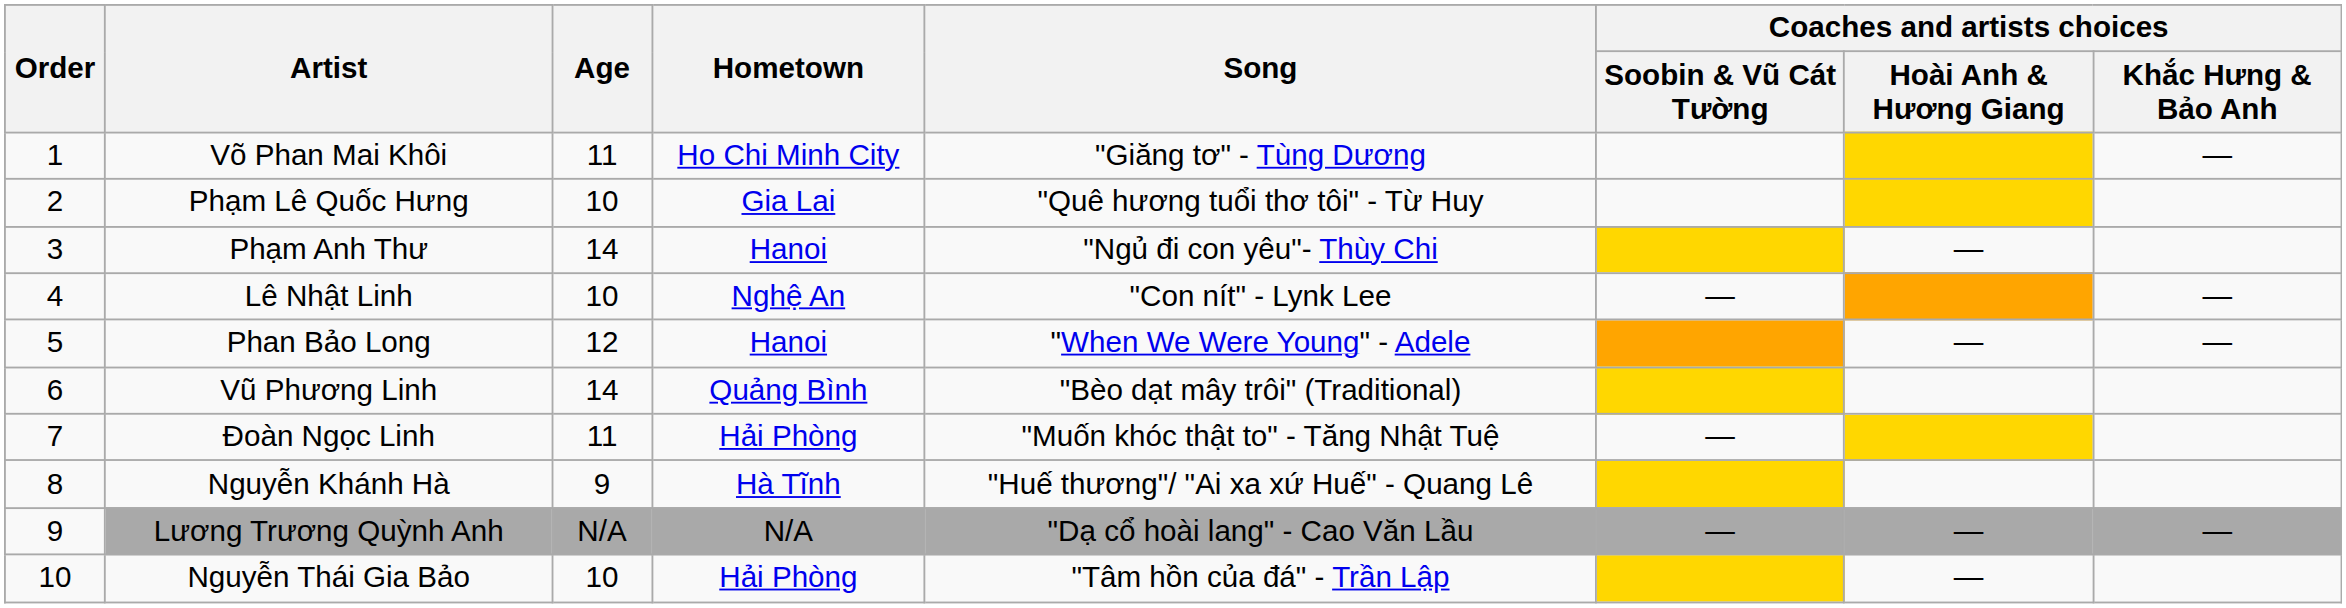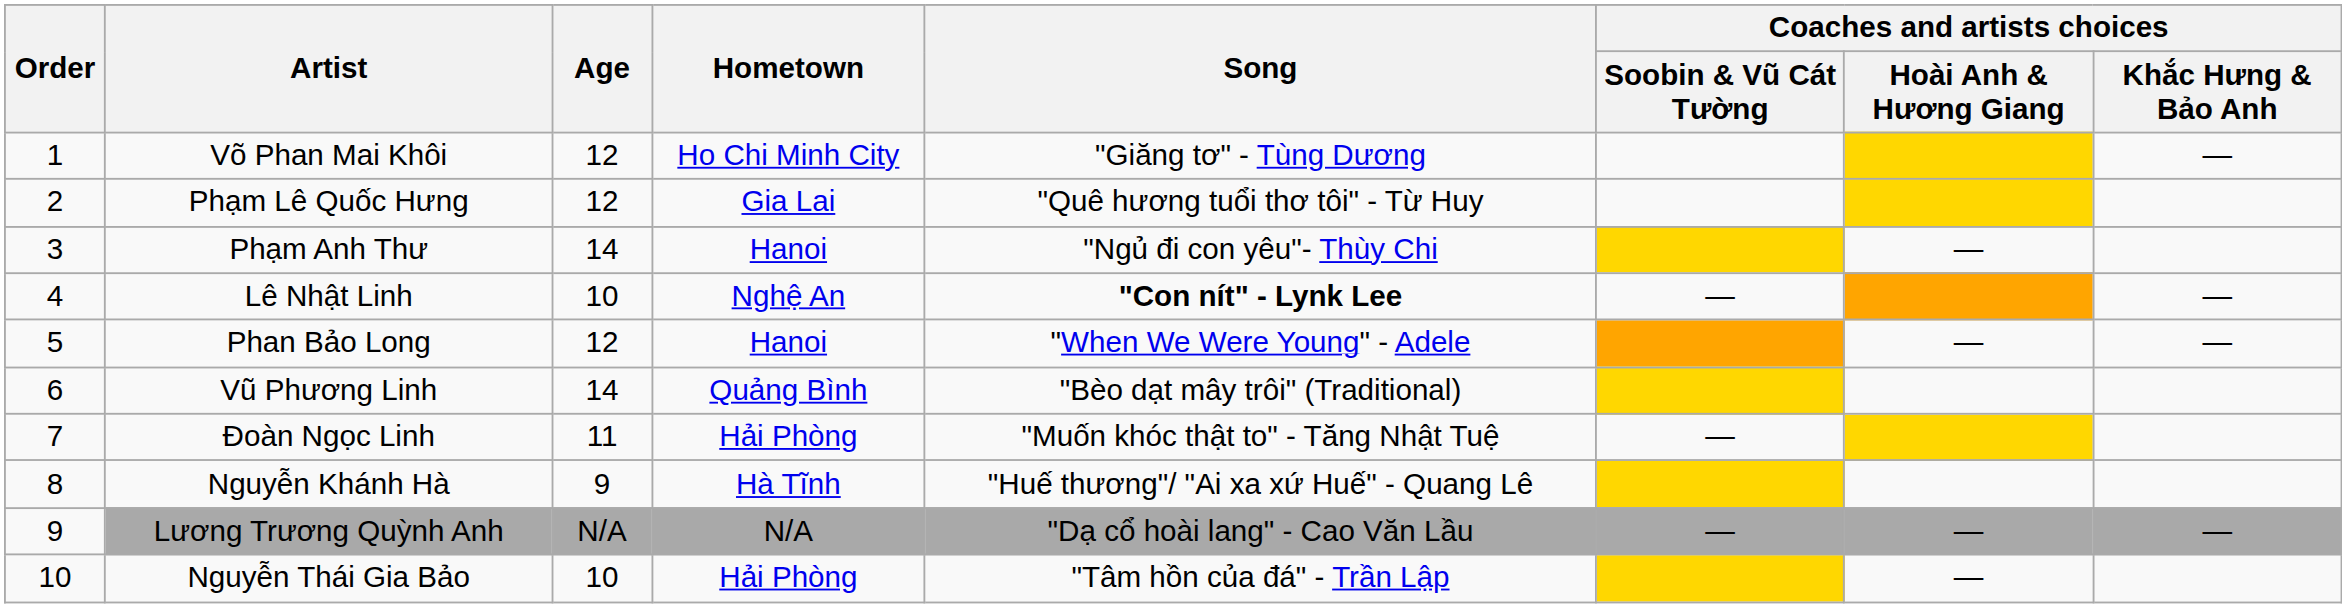(602, 155) 11 -> (602, 155) 12
(602, 202) 10 -> (602, 202) 12
(1260, 295) normal -> (1260, 295) bold
